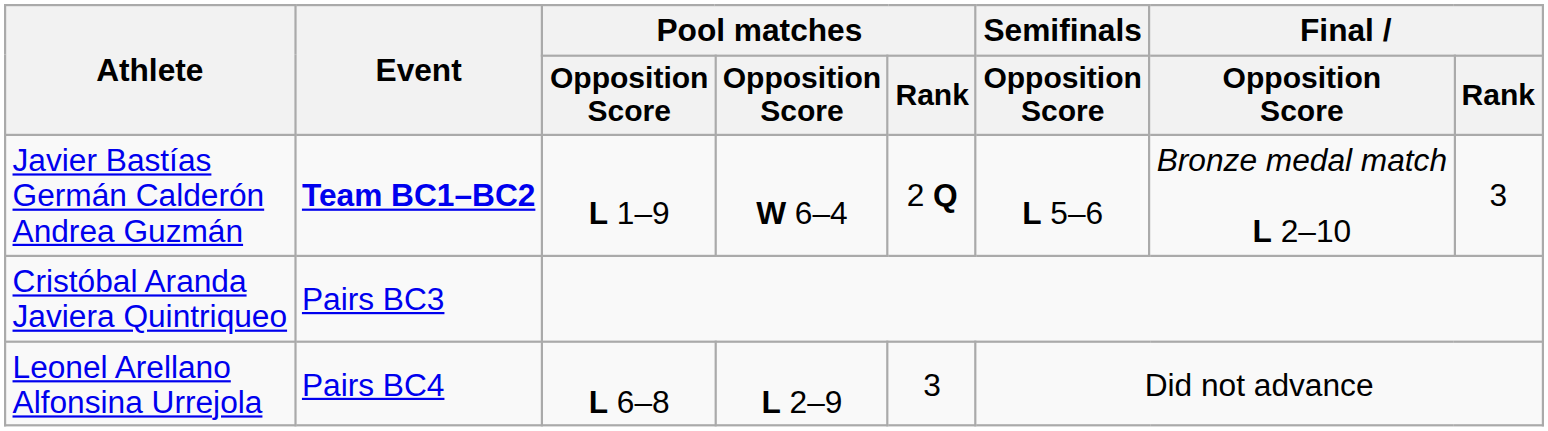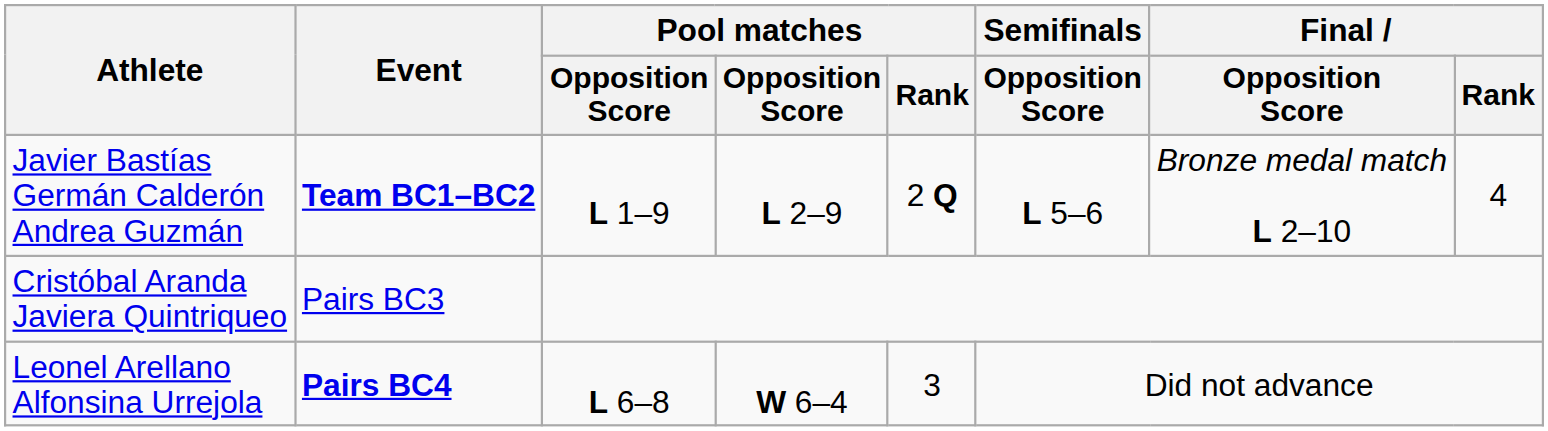(802, 214) W 6–4 -> (802, 214) L 2–9
(1498, 196) 3 -> (1498, 196) 4
(373, 384) normal -> (377, 384) bold
(802, 402) L 2–9 -> (802, 402) W 6–4
